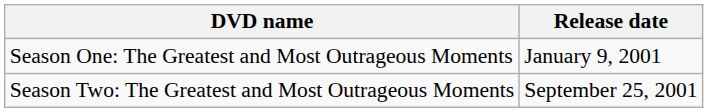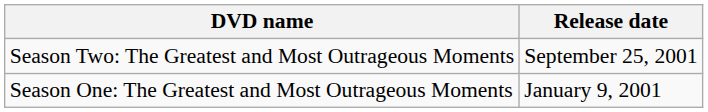rows swapped: (261, 55) <-> (262, 90)
